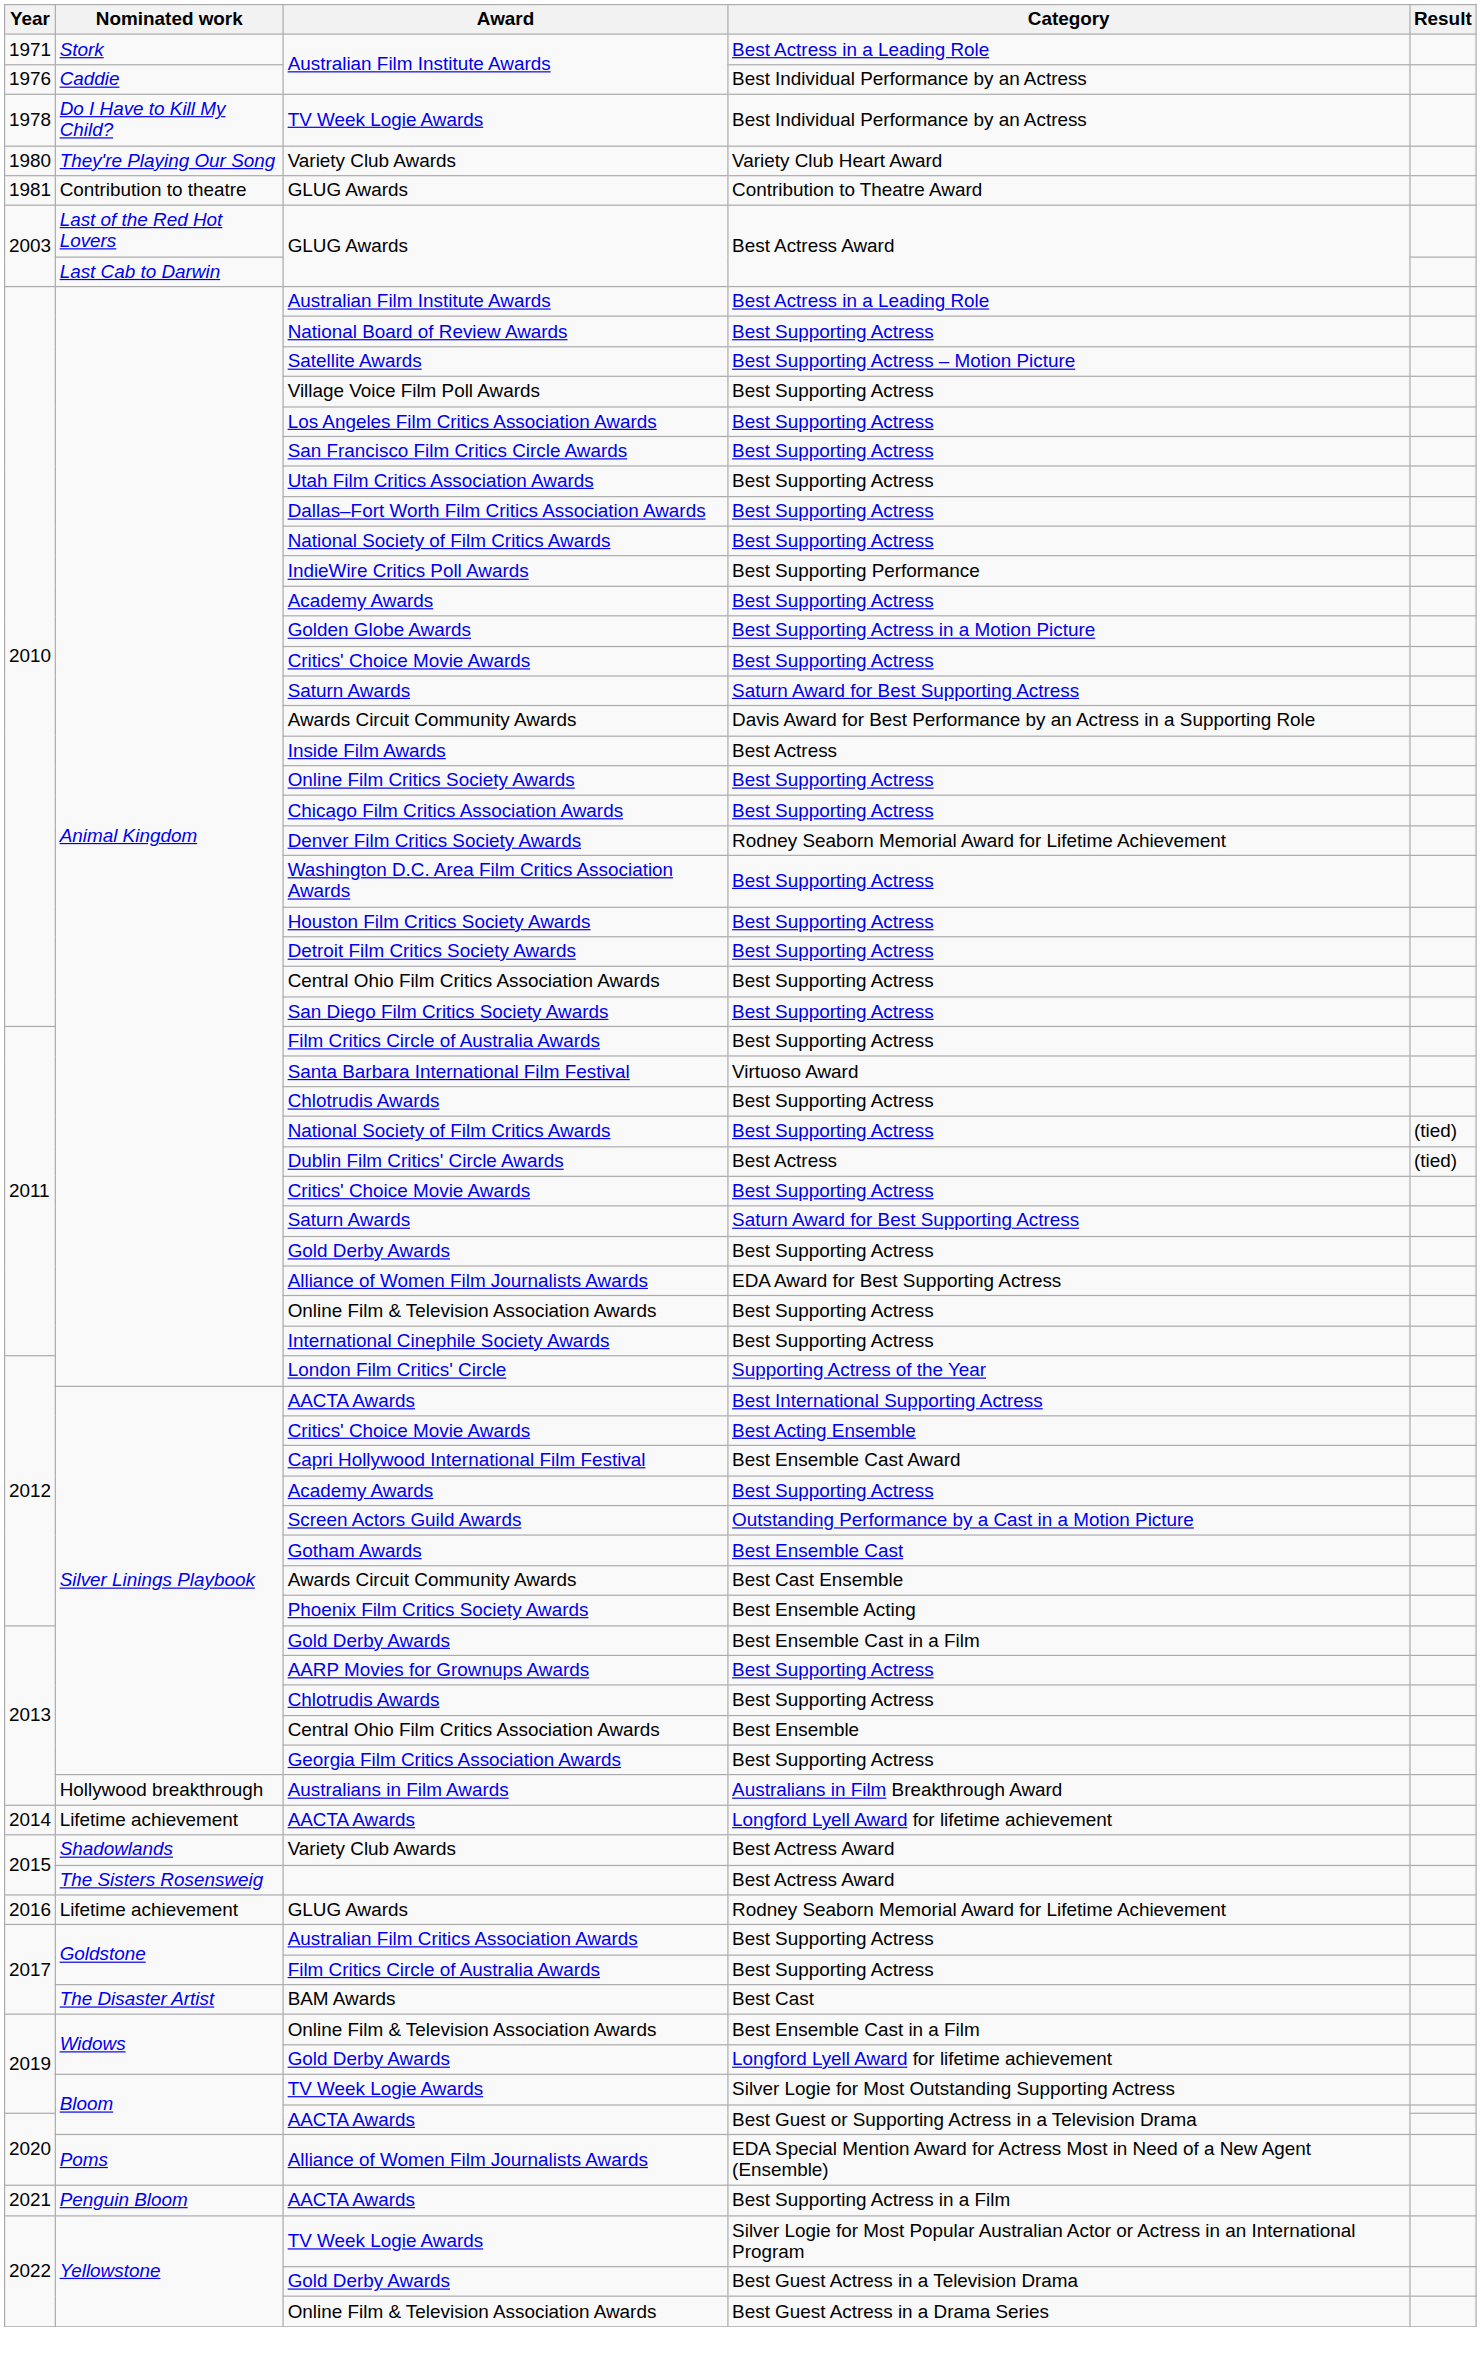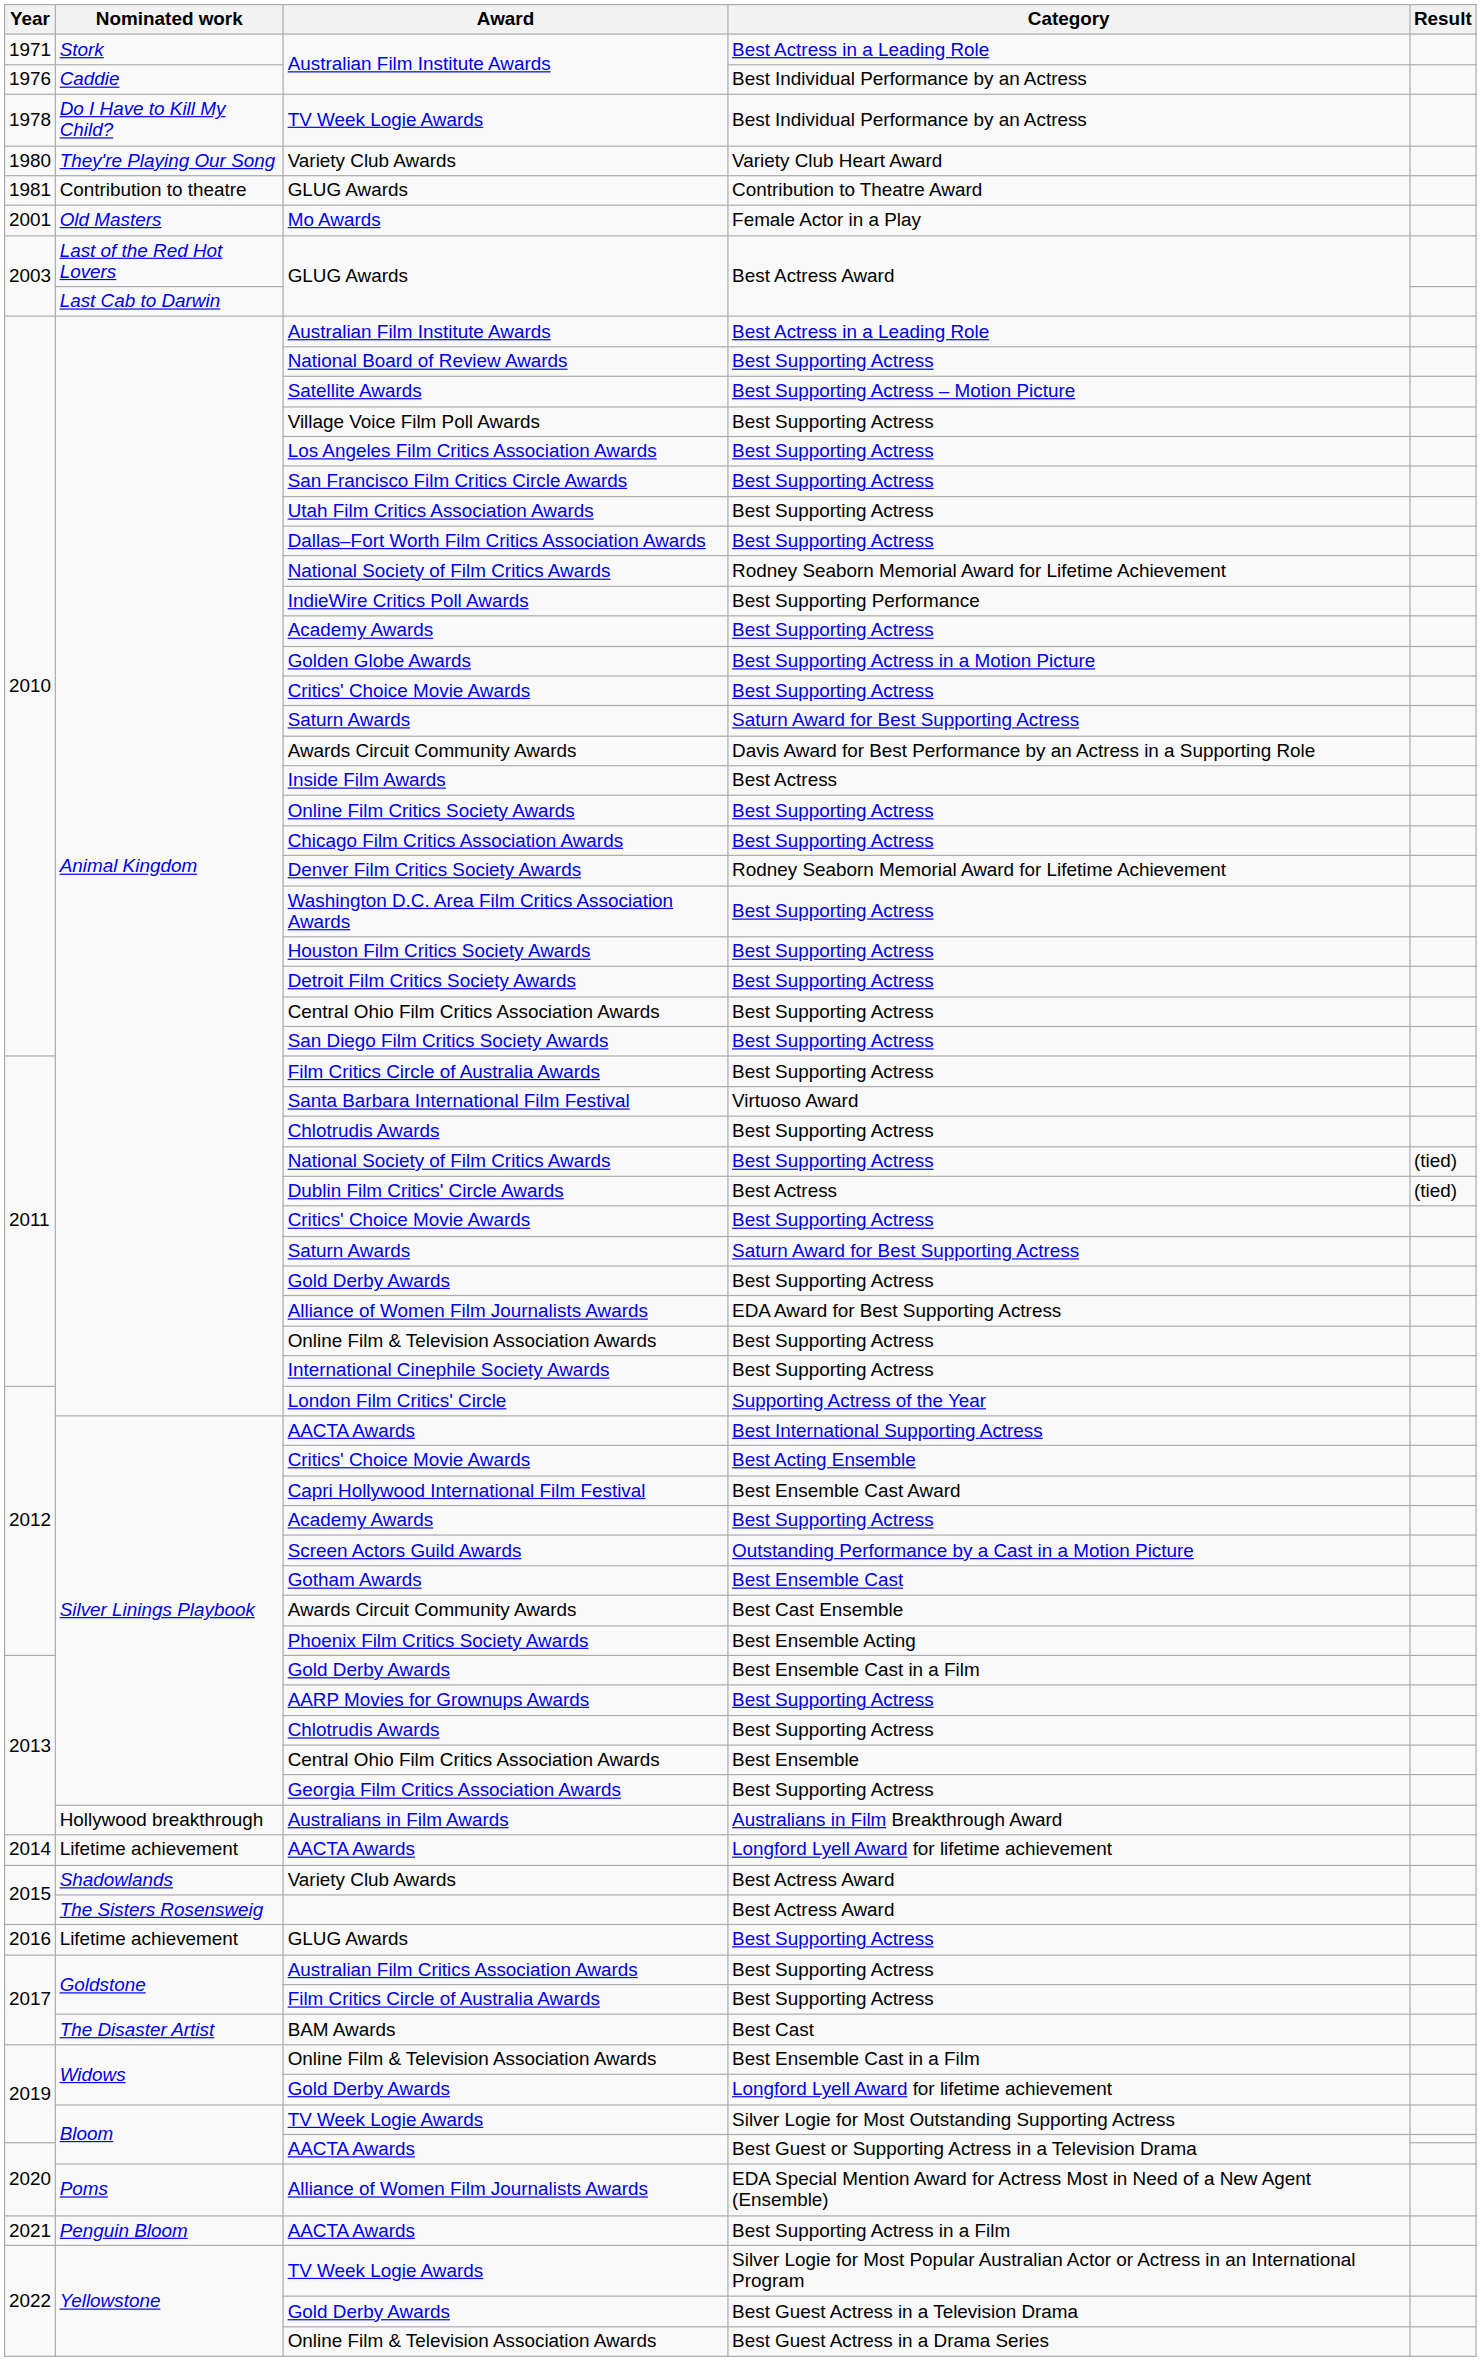+ row: (30, 220)
(833, 541) Best Supporting Actress -> (979, 570) Rodney Seaborn Memorial Award for Lifetime Achievement
(979, 1909) Rodney Seaborn Memorial Award for Lifetime Achievement -> (833, 1939) Best Supporting Actress
